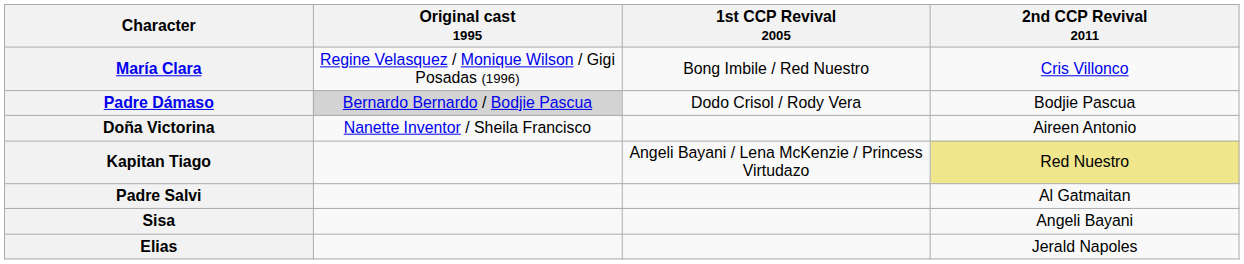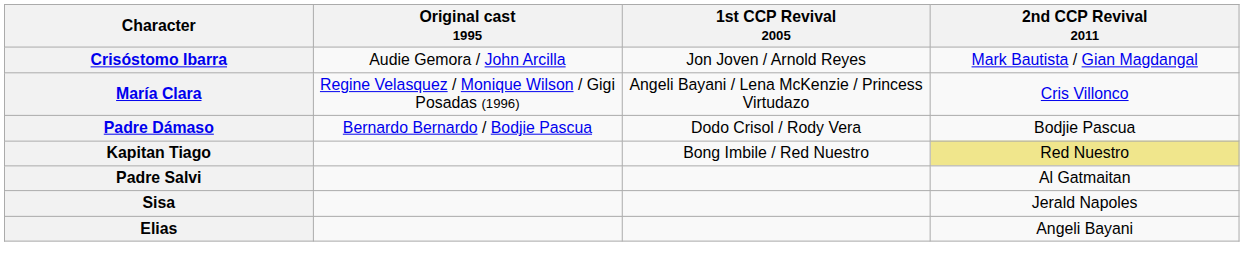+ row: (159, 60)
(776, 68) Bong Imbile / Red Nuestro -> (776, 94) Angeli Bayani / Lena McKenzie / Princess Virtudazo
(467, 102) lightgrey background -> (467, 128) no background
- row: (159, 128)
(776, 162) Angeli Bayani / Lena McKenzie / Princess Virtudazo -> (776, 153) Bong Imbile / Red Nuestro
(1085, 221) Angeli Bayani -> (1085, 203) Jerald Napoles
(1085, 246) Jerald Napoles -> (1085, 228) Angeli Bayani
